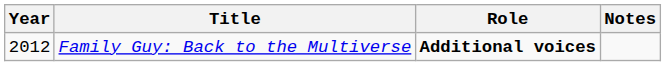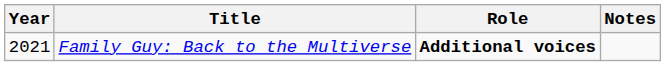(30, 47) 2012 -> (30, 47) 2021
